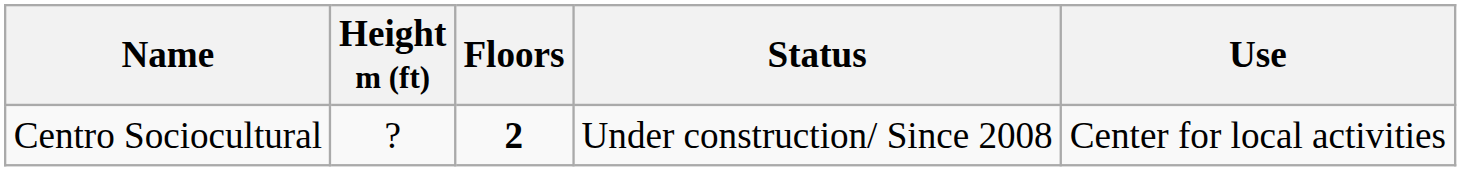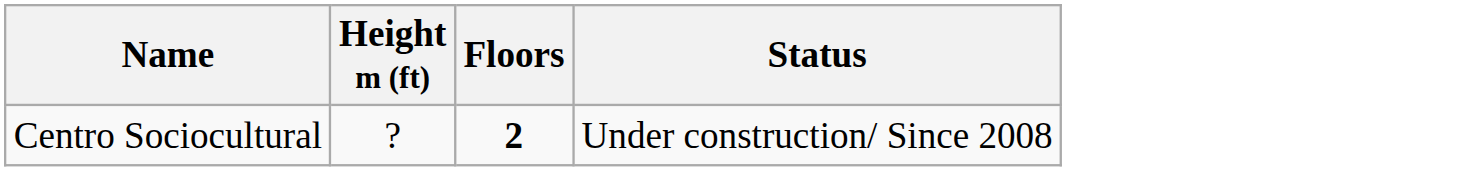- column: (1258, 54)
